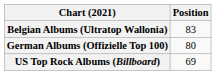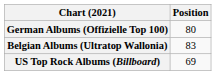rows swapped: (87, 29) <-> (87, 45)
